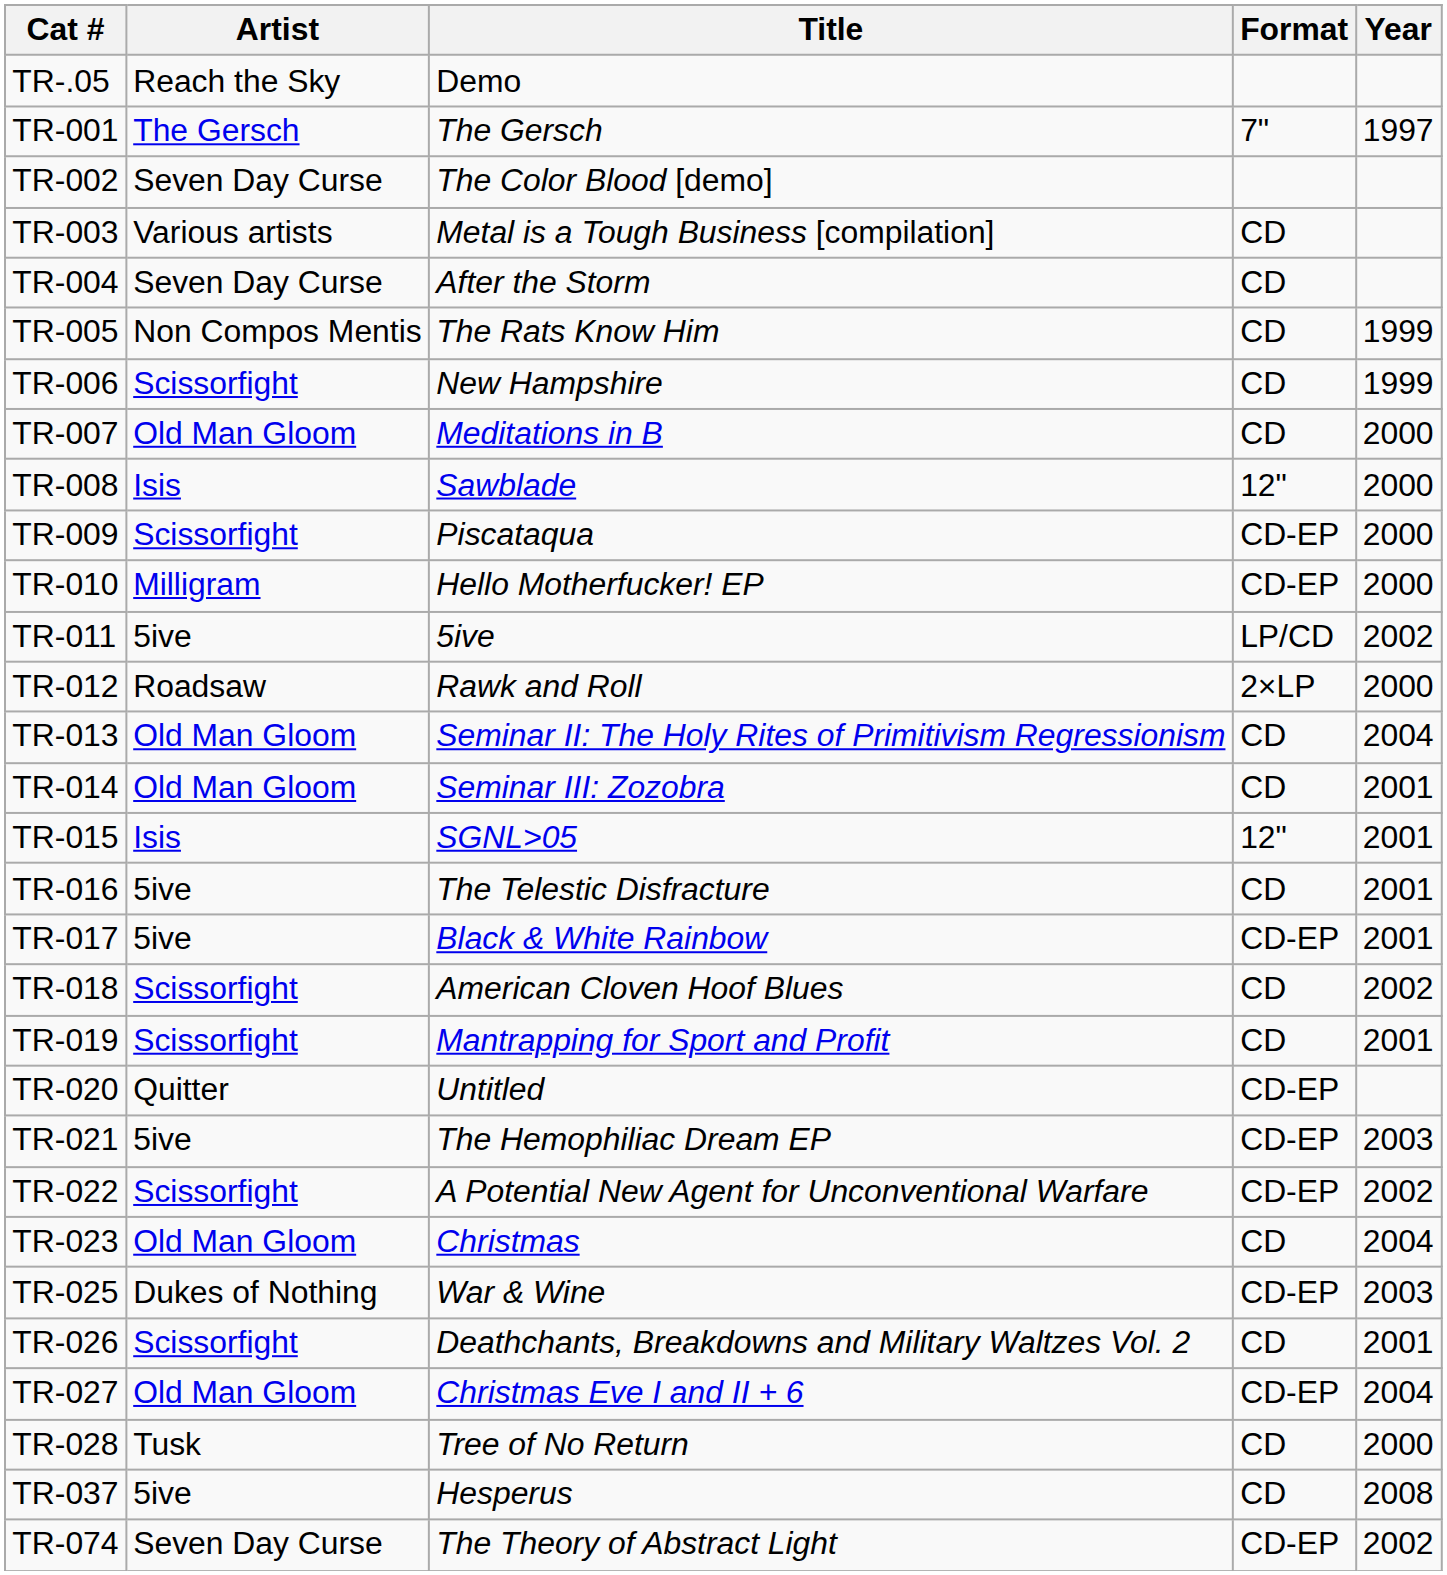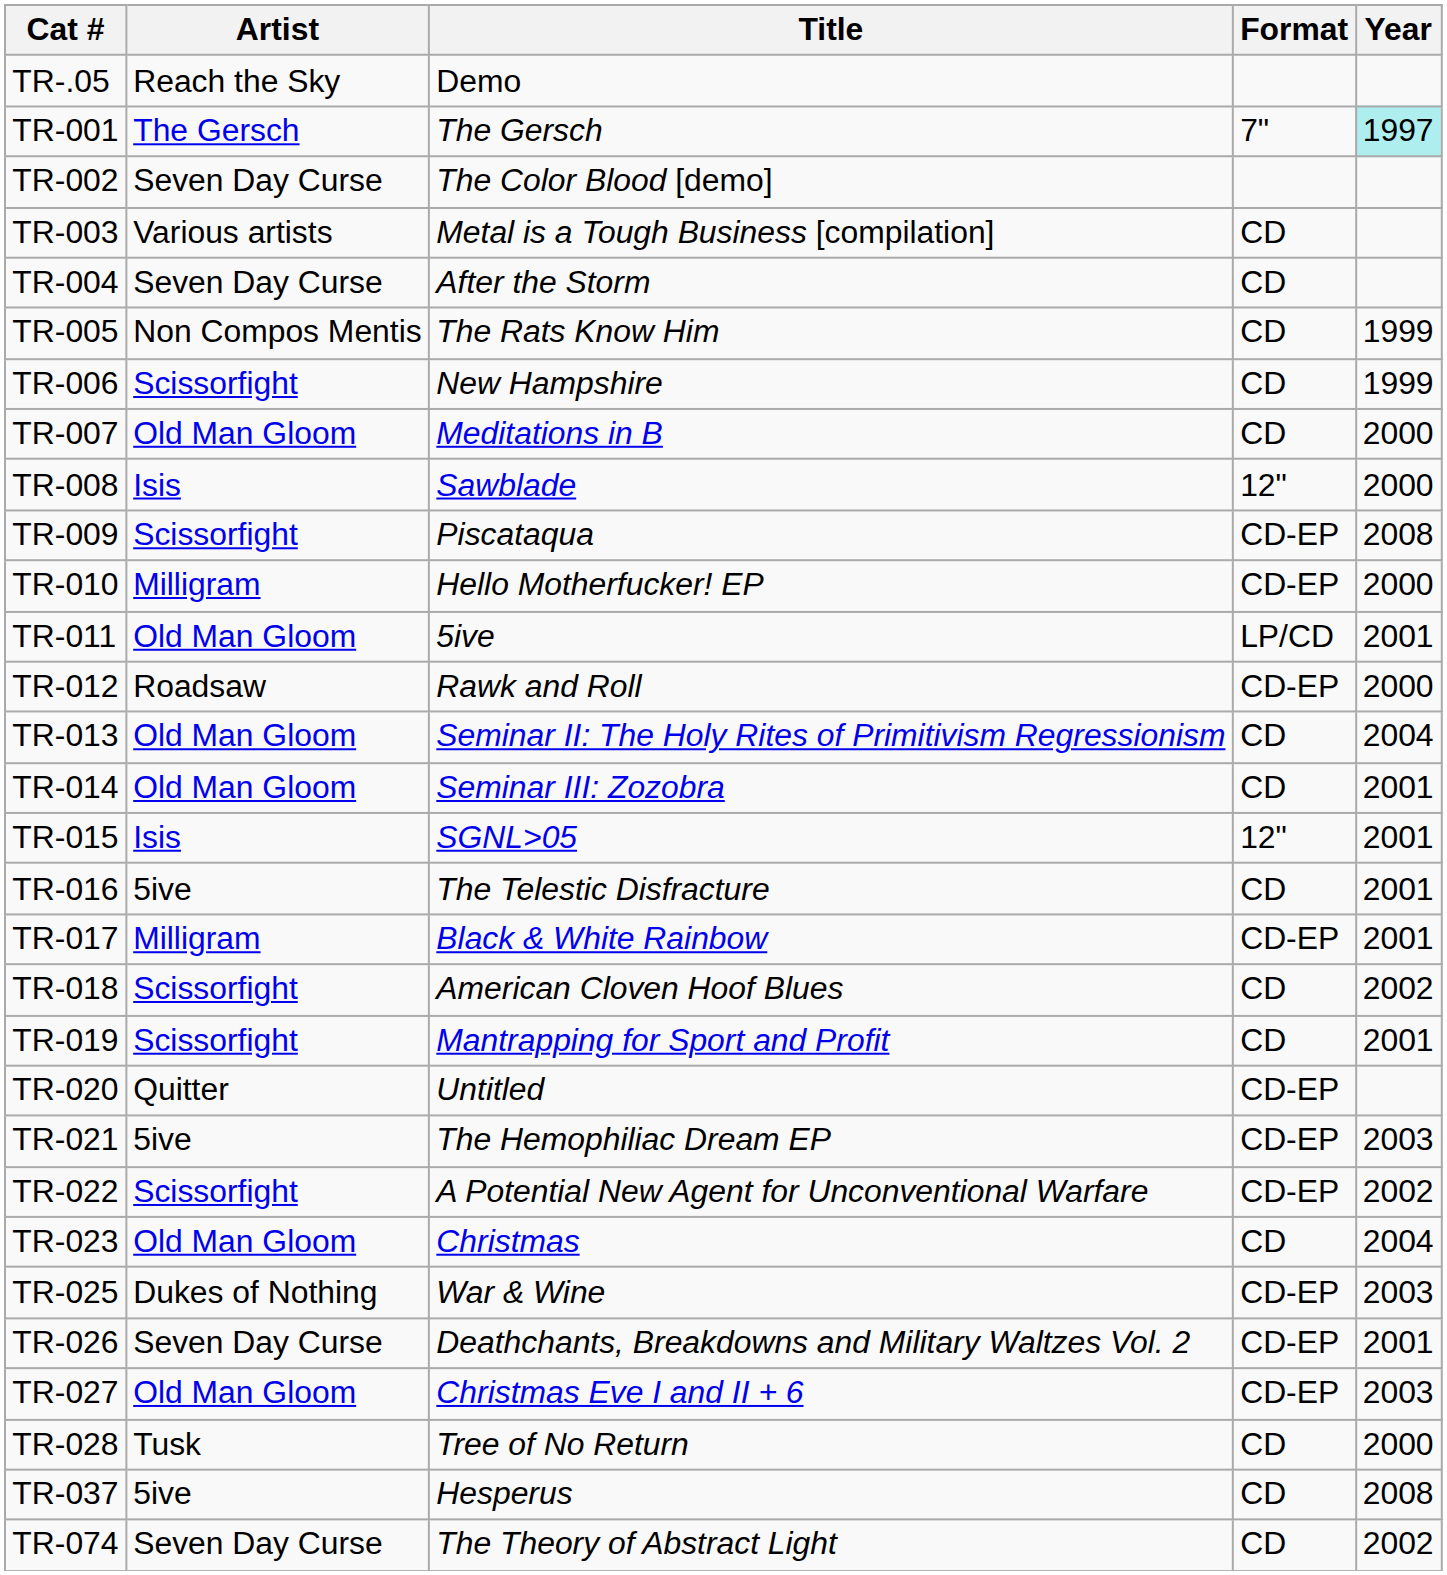(1398, 130) no background -> (1398, 130) paleturquoise background
(1398, 534) 2000 -> (1398, 534) 2008
(162, 635) 5ive -> (245, 635) Old Man Gloom
(1398, 635) 2002 -> (1398, 635) 2001
(1278, 686) 2×LP -> (1290, 686) CD-EP
(162, 938) 5ive -> (197, 938) Milligram
(215, 1342) Scissorfight -> (258, 1342) Seven Day Curse
(1263, 1342) CD -> (1290, 1342) CD-EP
(1398, 1393) 2004 -> (1398, 1393) 2003
(1290, 1544) CD-EP -> (1263, 1544) CD
